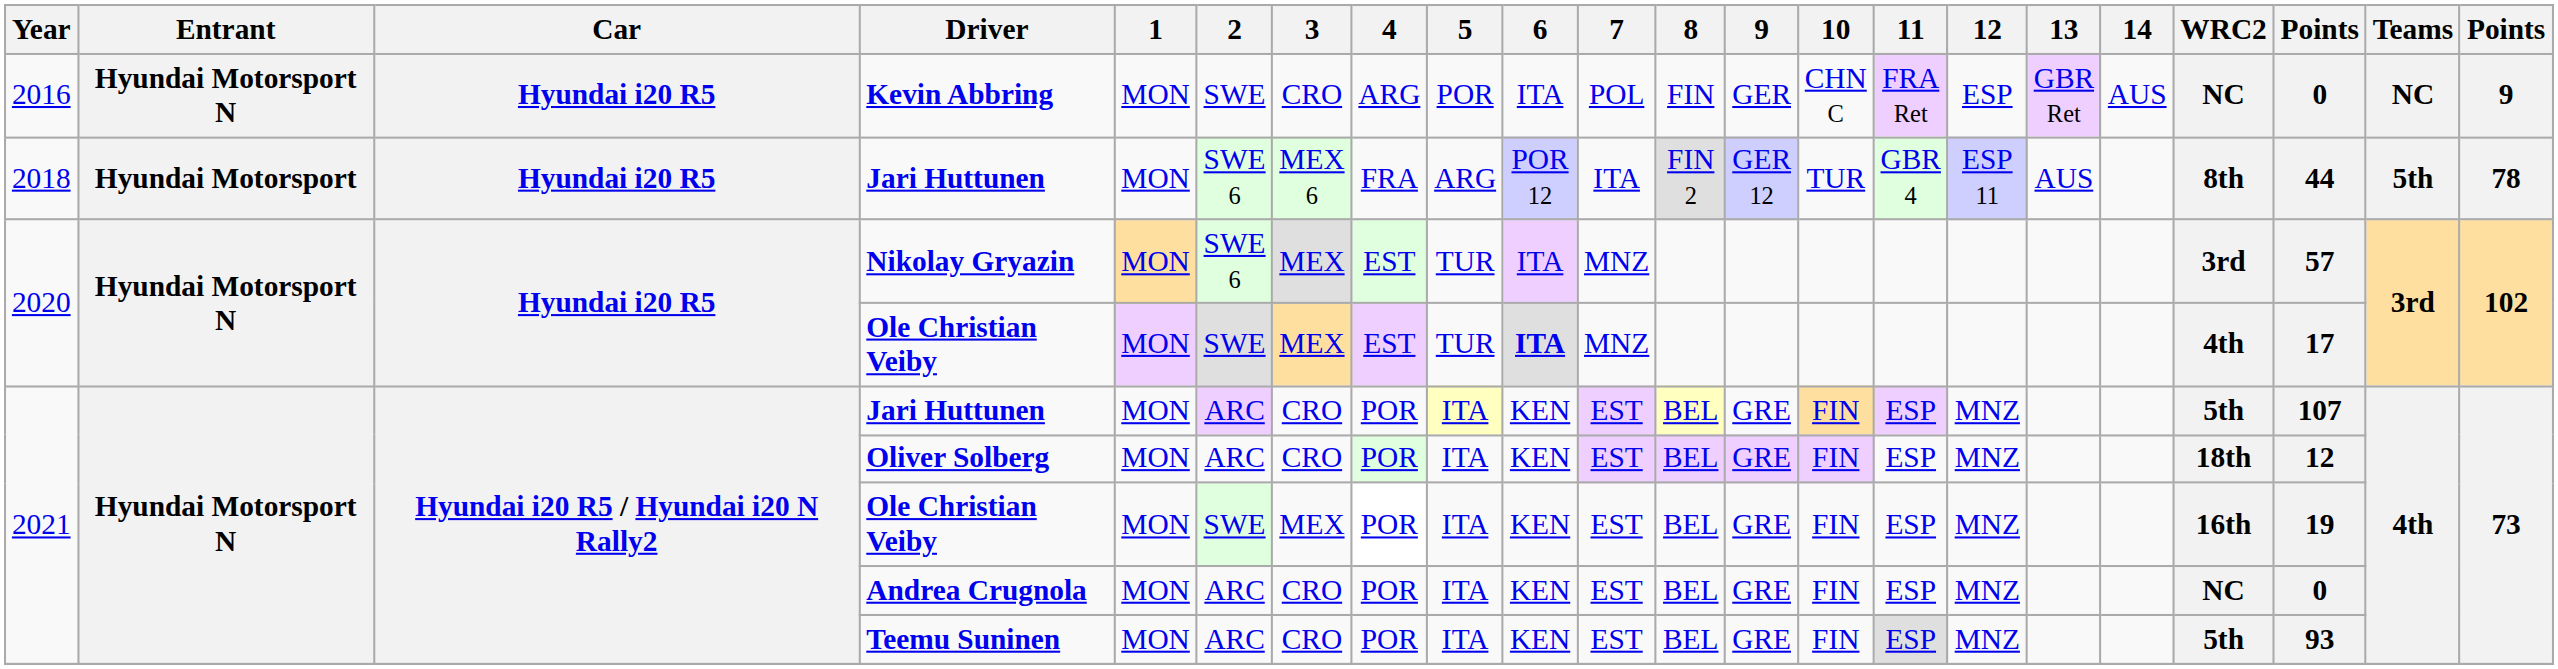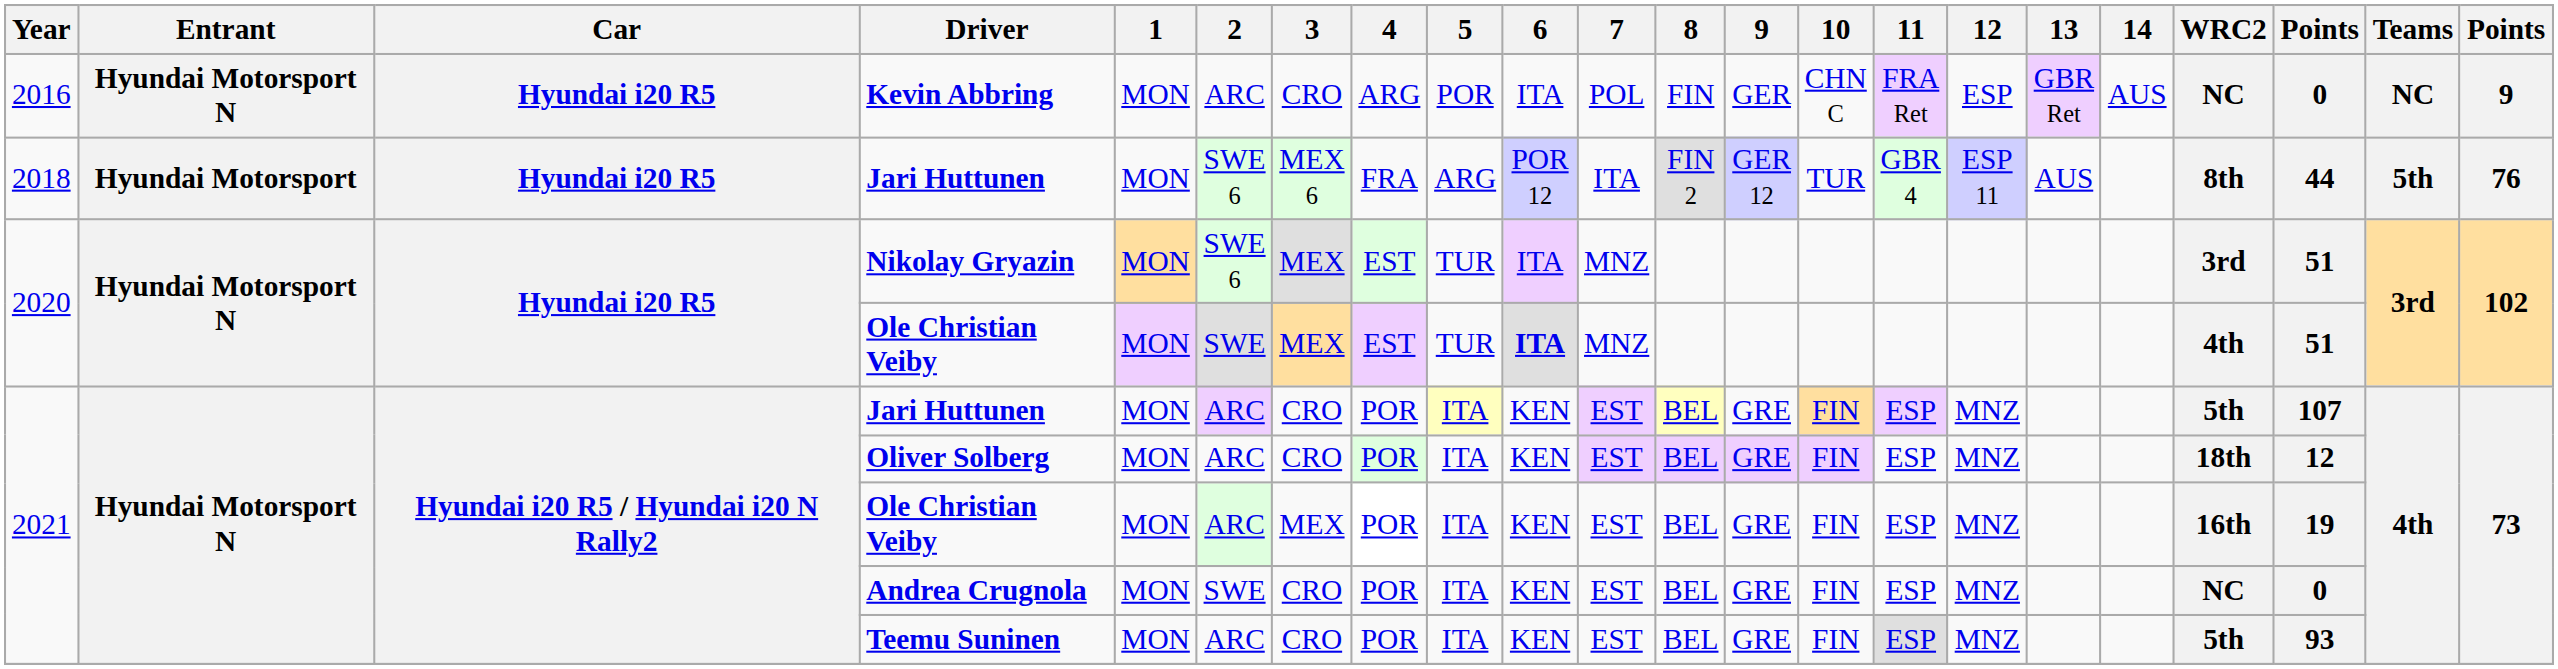(1235, 94) SWE -> (1235, 94) ARC
(2506, 178) 78 -> (2506, 178) 76
(2320, 261) 57 -> (2320, 261) 51
(2320, 344) 17 -> (2320, 344) 51
(1235, 524) SWE -> (1235, 524) ARC
(1235, 590) ARC -> (1235, 590) SWE
